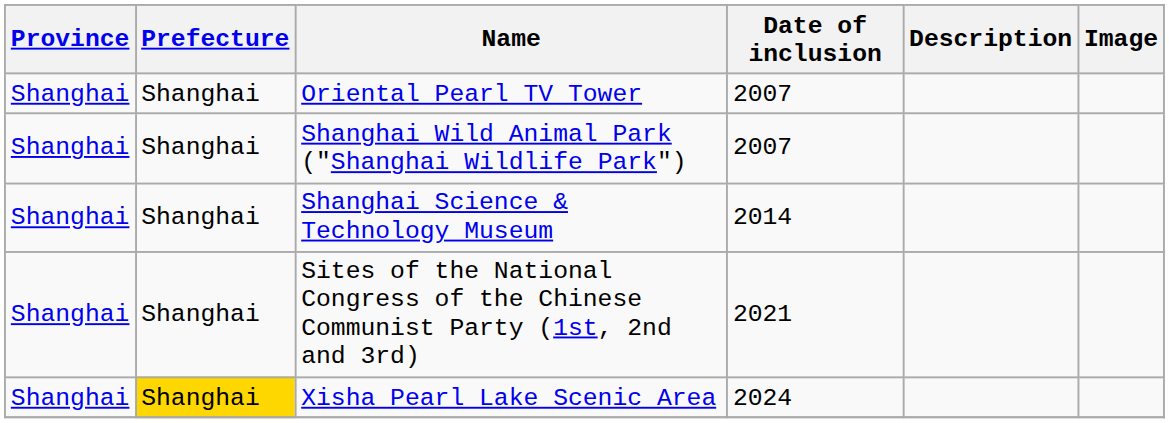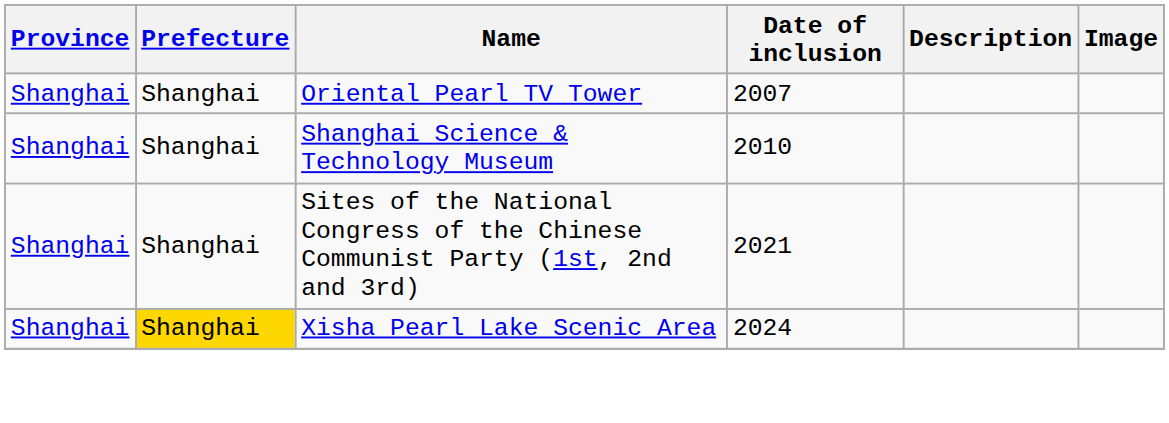- row: (494, 148)
(763, 217) 2014 -> (763, 148) 2010
